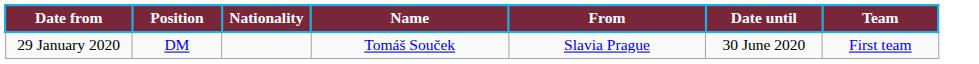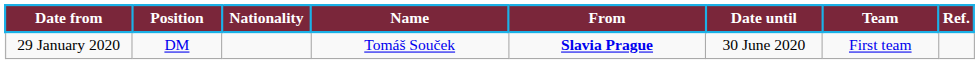+ column: (956, 18)
(607, 45) normal -> (607, 45) bold
